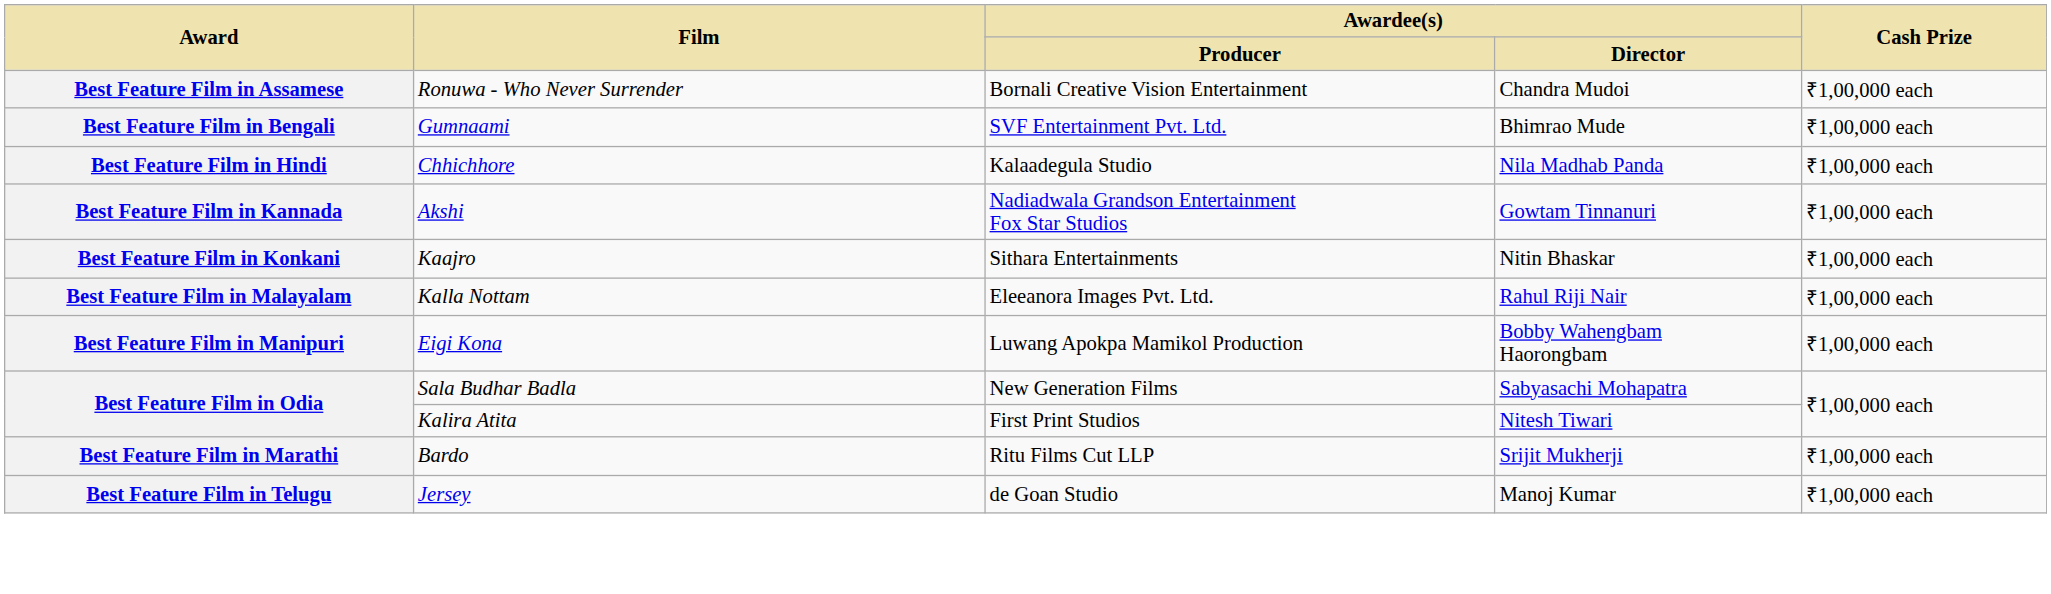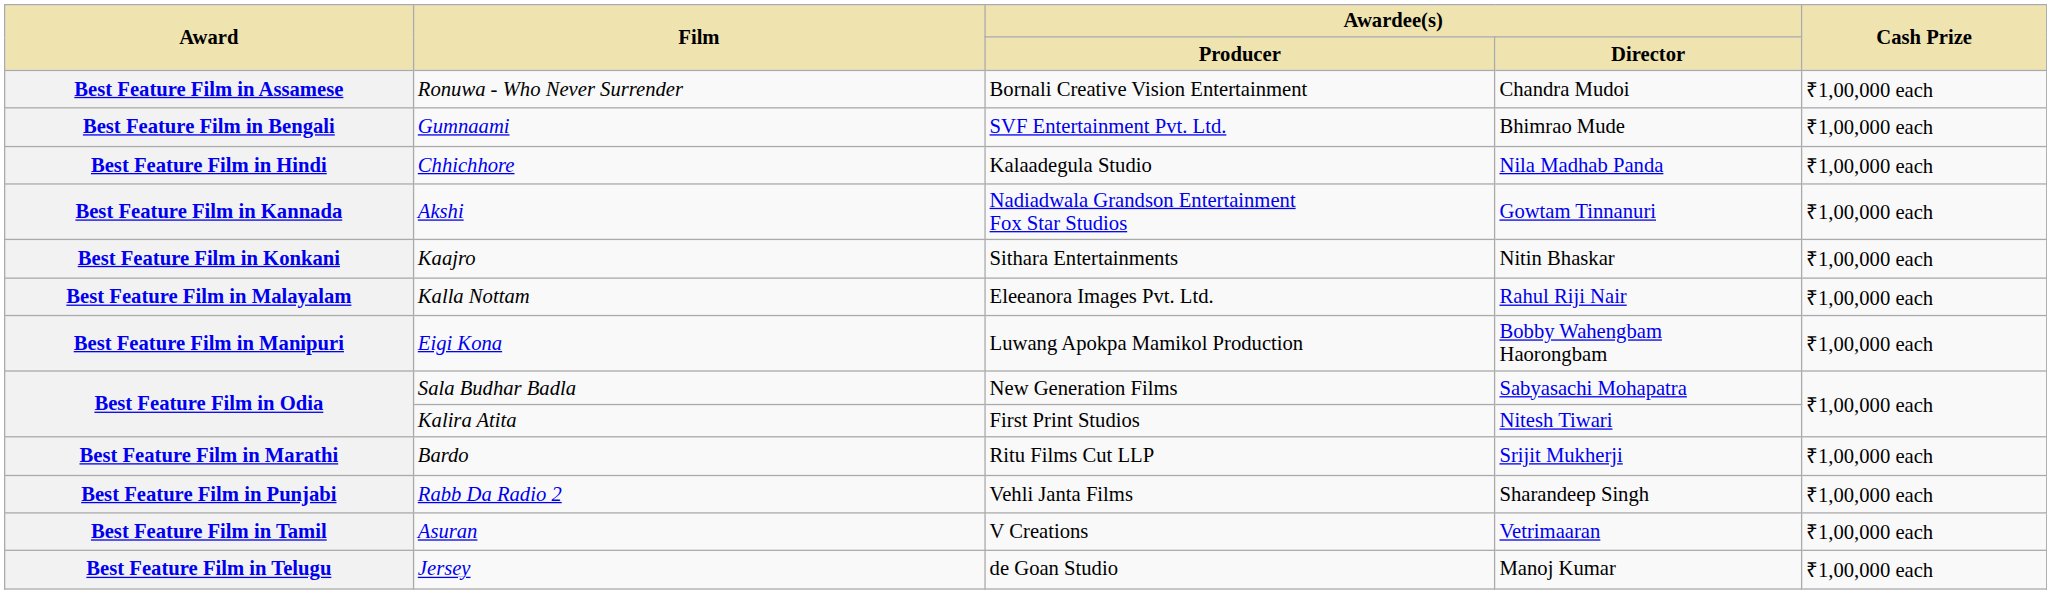+ row: (209, 493)
+ row: (209, 531)
